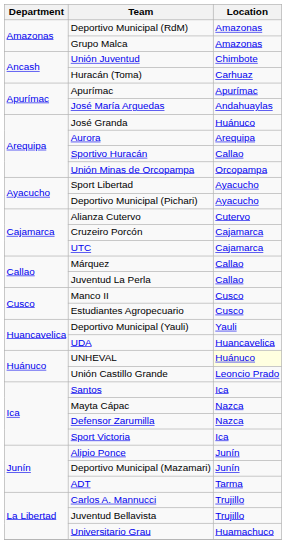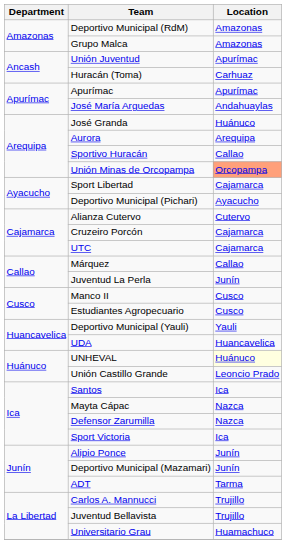(237, 59) Chimbote -> (237, 59) Apurímac
(241, 169) no background -> (241, 169) lightsalmon background
(237, 185) Ayacucho -> (239, 185) Cajamarca
(229, 279) Callao -> (227, 279) Junín
